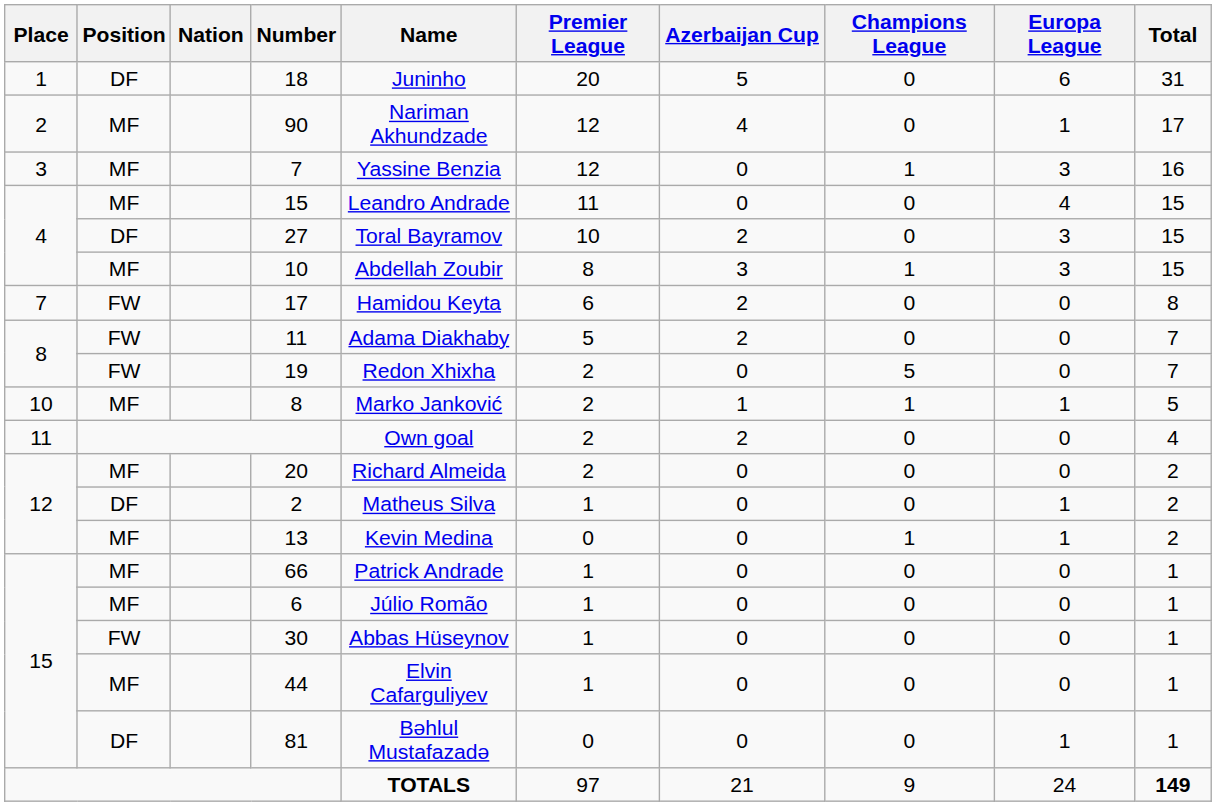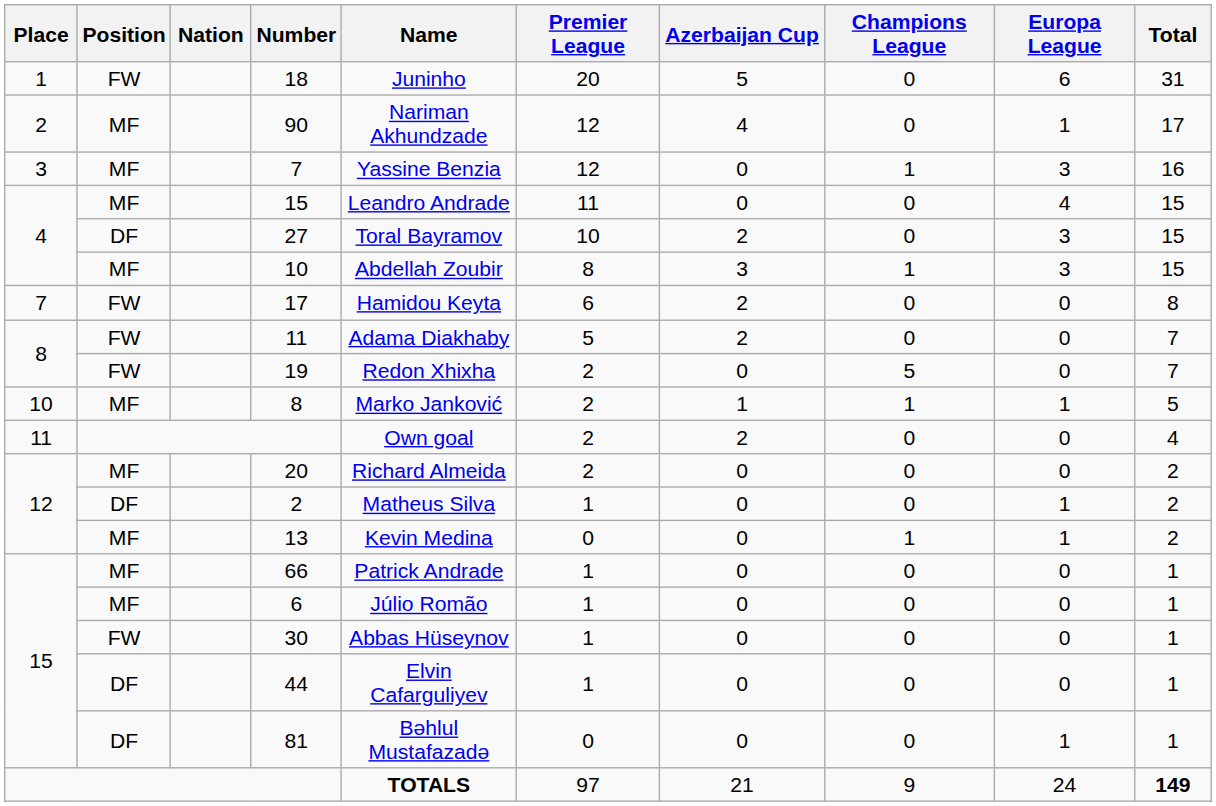(124, 79) DF -> (124, 79) FW
(124, 683) MF -> (124, 683) DF
